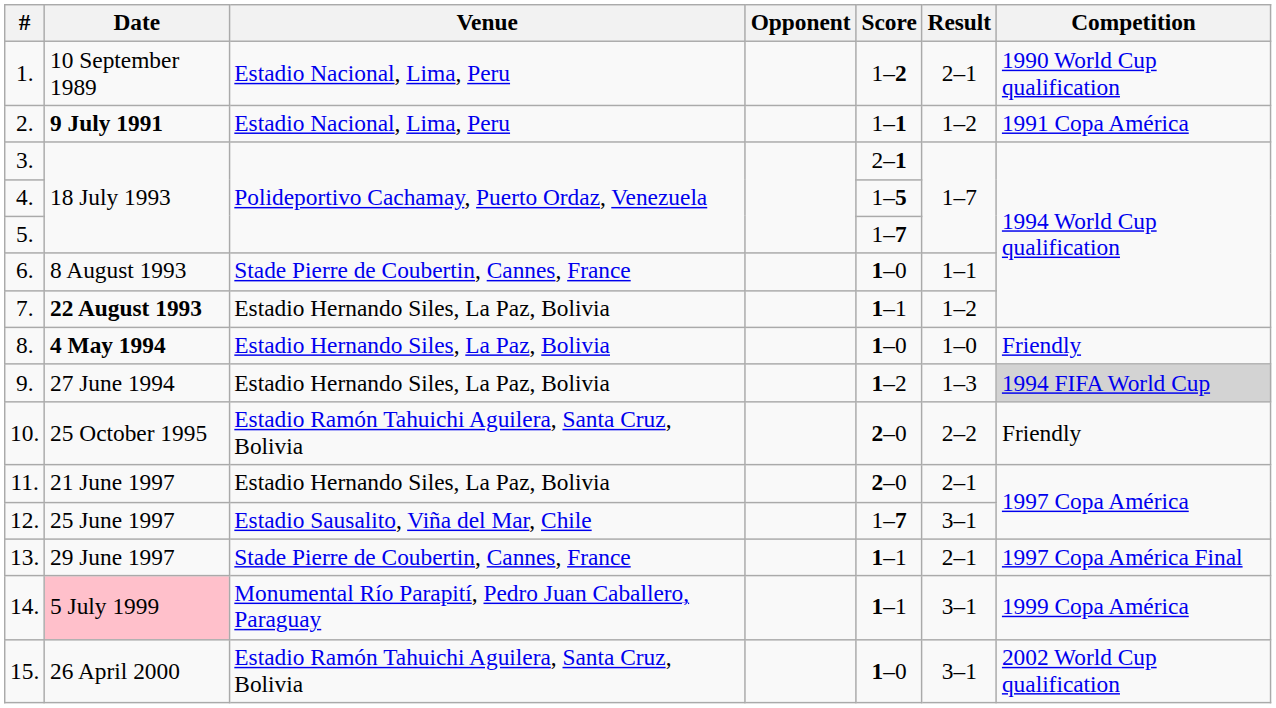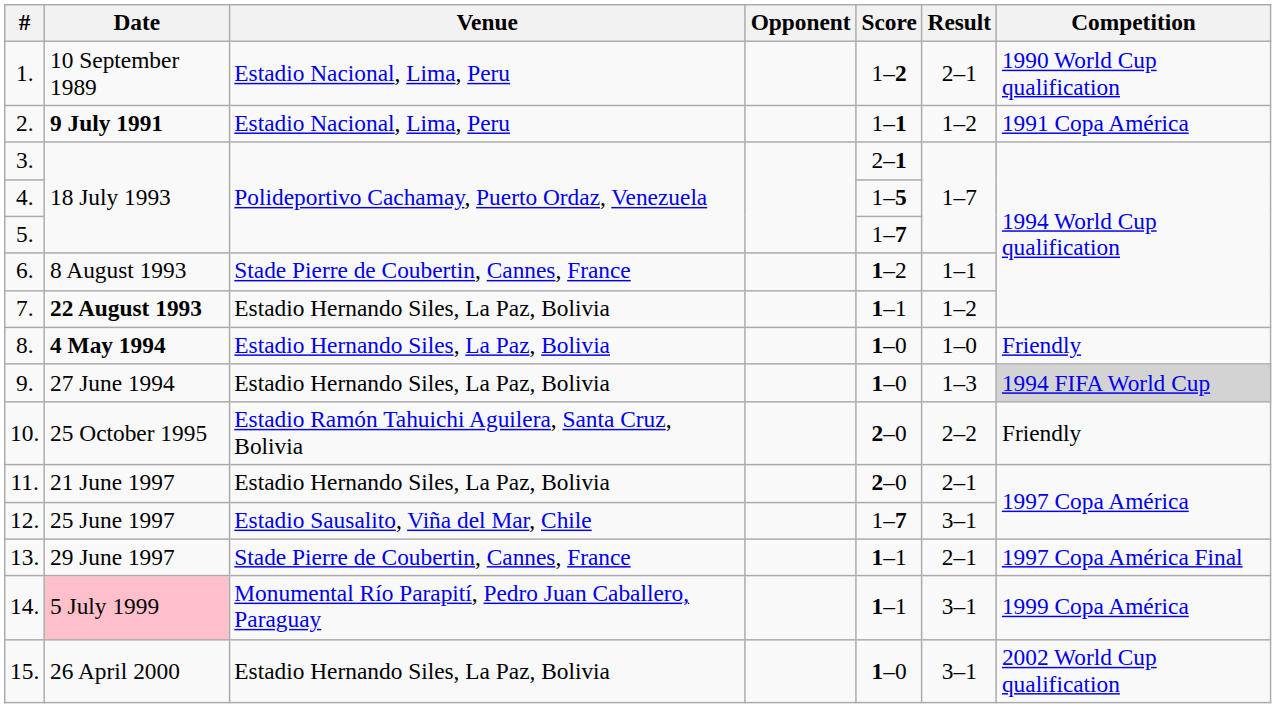(889, 271) 1–0 -> (889, 271) 1–2
(889, 382) 1–2 -> (889, 382) 1–0
(453, 670) Estadio Ramón Tahuichi Aguilera, Santa Cruz, Bolivia -> (422, 670) Estadio Hernando Siles, La Paz, Bolivia
